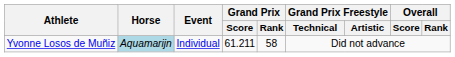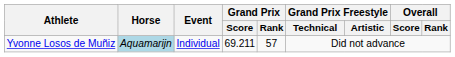(240, 44) 61.211 -> (240, 44) 69.211
(272, 44) 58 -> (272, 44) 57
